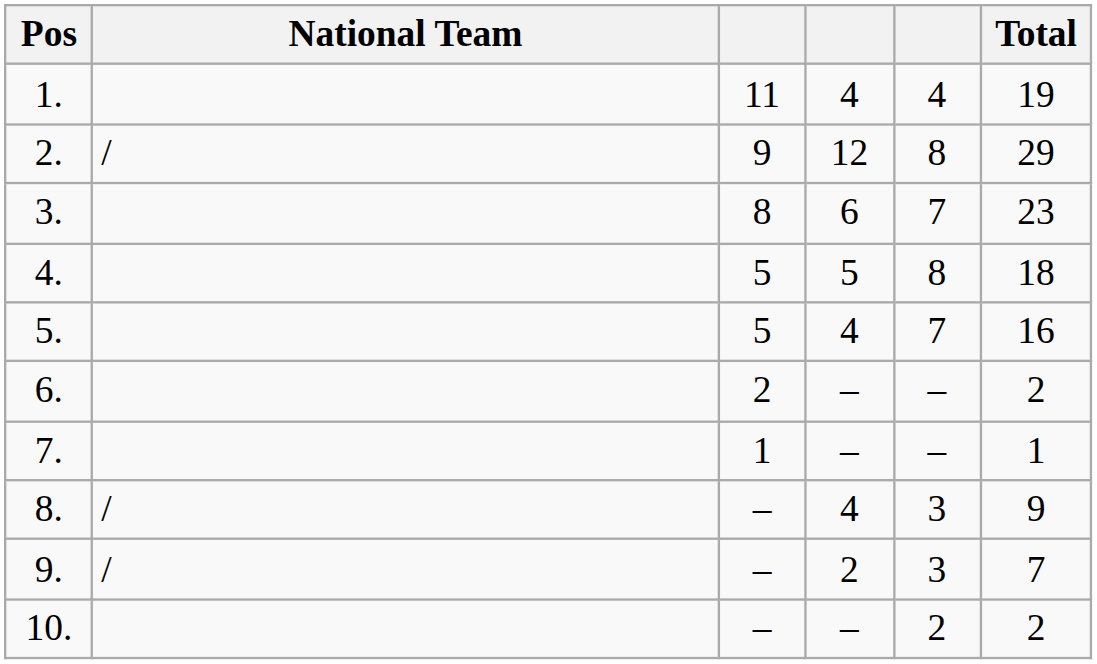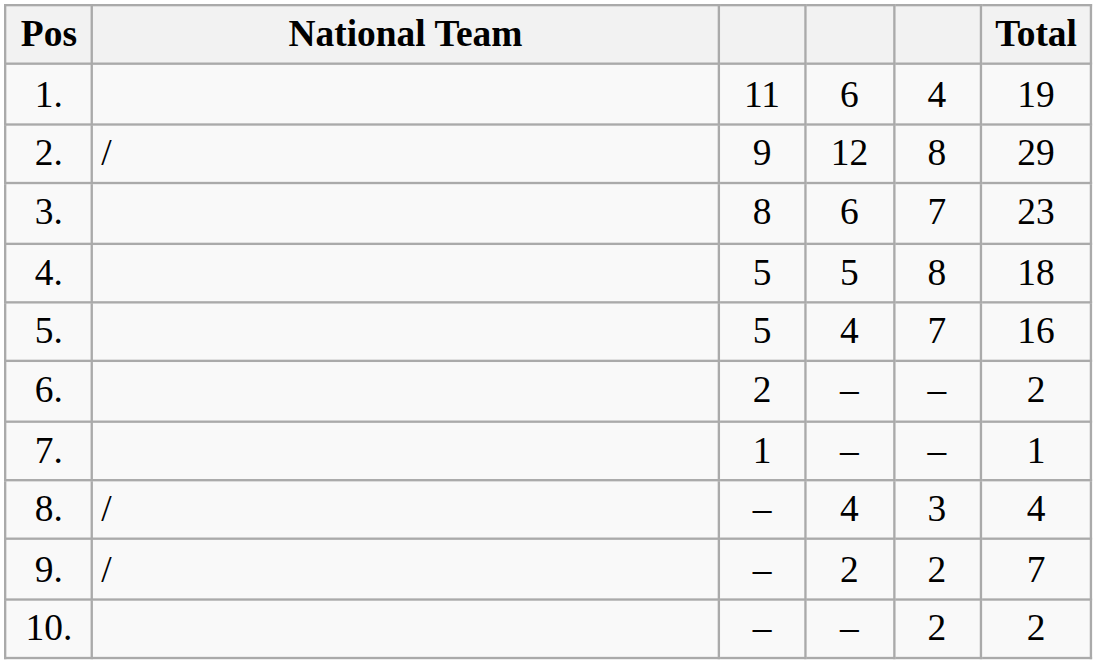(849, 93) 4 -> (849, 93) 6
(1036, 509) 9 -> (1036, 509) 4
(937, 568) 3 -> (937, 568) 2
